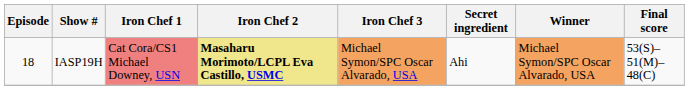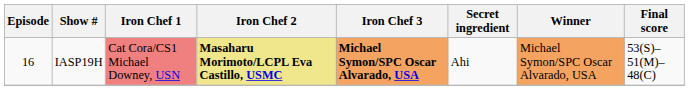(28, 61) 18 -> (28, 61) 16
(387, 61) normal -> (387, 61) bold
